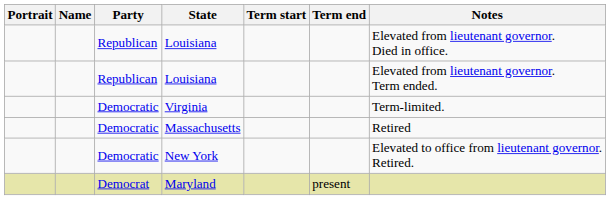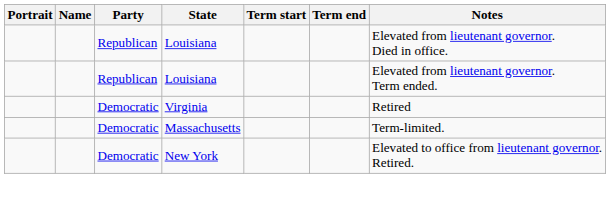(408, 106) Term-limited. -> (391, 106) Retired
(391, 127) Retired -> (408, 127) Term-limited.
- row: (123, 184)
